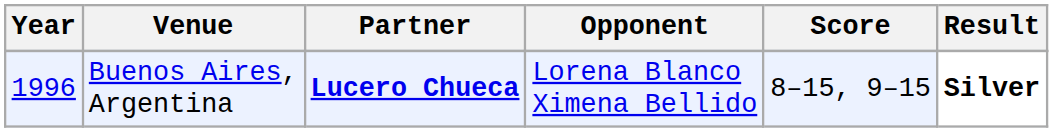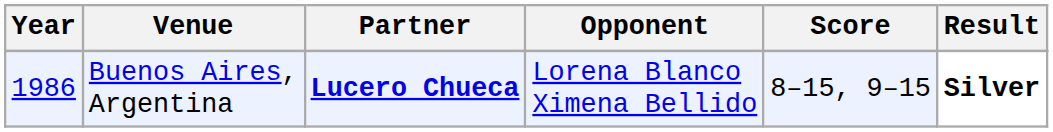(44, 88) 1996 -> (44, 88) 1986
